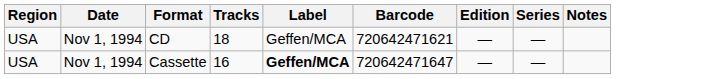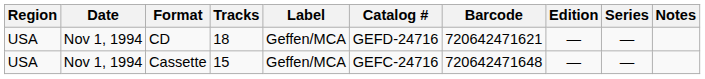+ column: (396, 16)
(221, 62) 16 -> (221, 62) 15
(308, 62) bold -> (306, 62) normal
(405, 62) 720642471647 -> (494, 62) 720642471648
